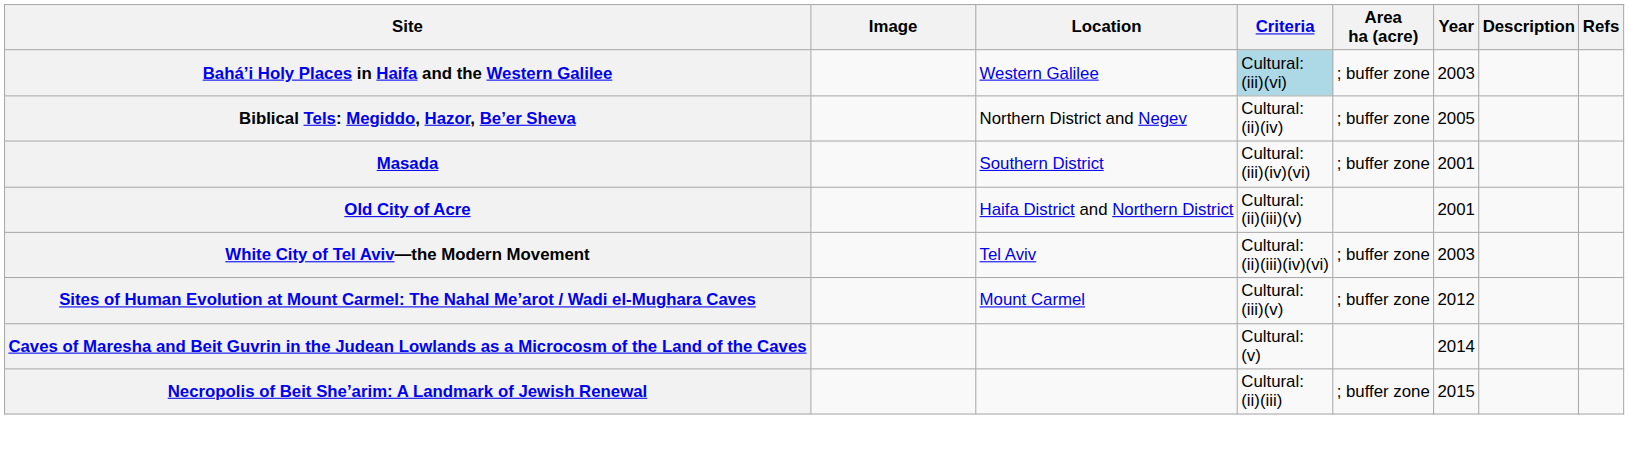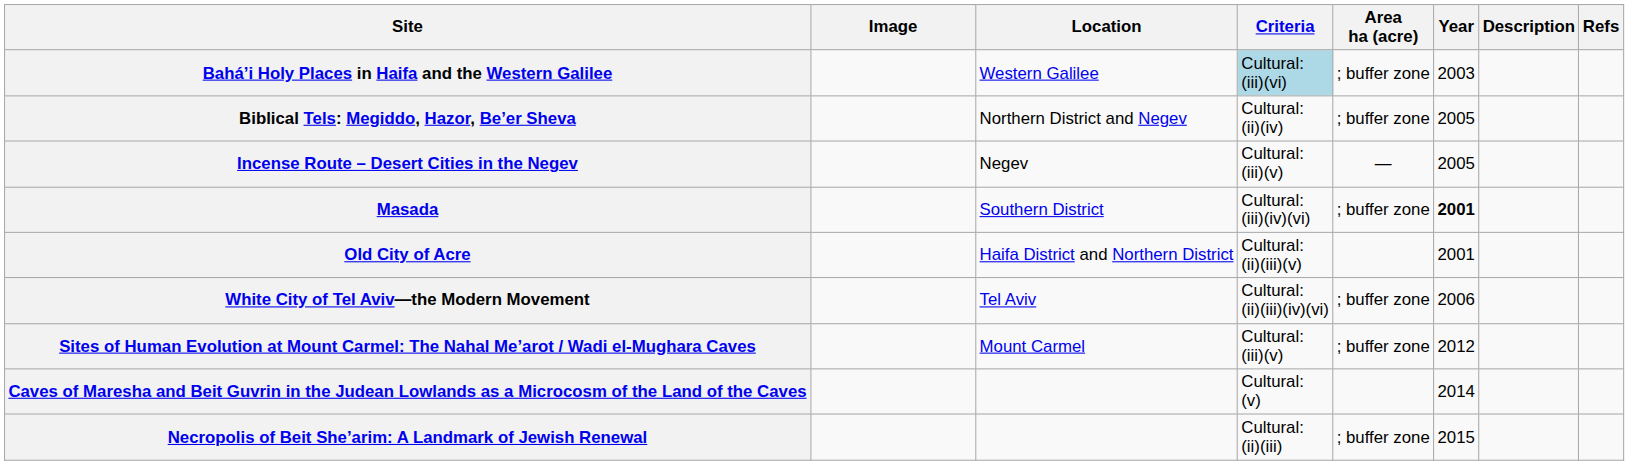+ row: (407, 163)
(1456, 163) normal -> (1456, 209) bold
(1456, 254) 2003 -> (1456, 300) 2006
